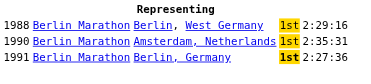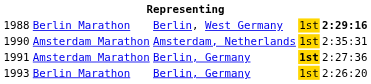(325, 25) normal -> (345, 25) bold
(82, 41) Berlin Marathon -> (91, 41) Amsterdam Marathon
(82, 57) Berlin Marathon -> (91, 57) Amsterdam Marathon
+ row: (16, 73)
